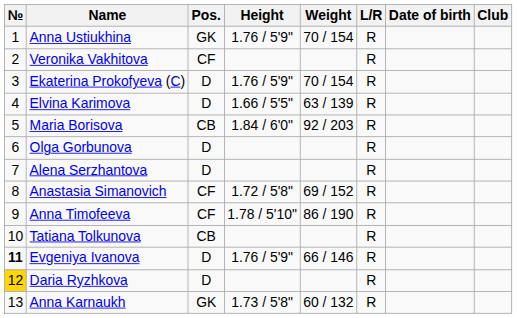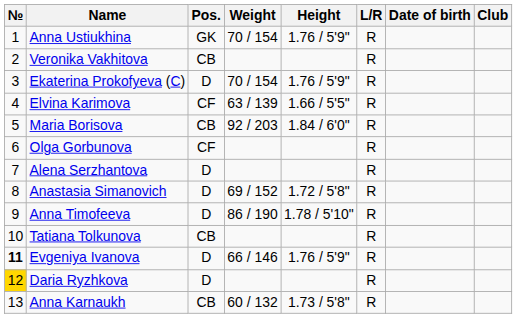columns swapped: (262, 15) <-> (328, 15)
(206, 59) CF -> (206, 59) CB
(206, 103) D -> (206, 103) CF
(206, 147) D -> (206, 147) CF
(206, 192) CF -> (206, 192) D
(206, 214) CF -> (206, 214) D
(206, 302) GK -> (206, 302) CB
